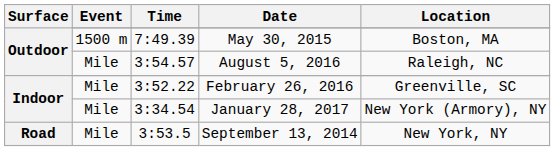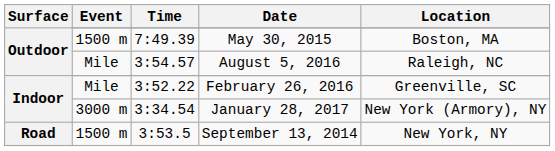(101, 110) Mile -> (101, 110) 3000 m
(101, 134) Mile -> (101, 134) 1500 m
